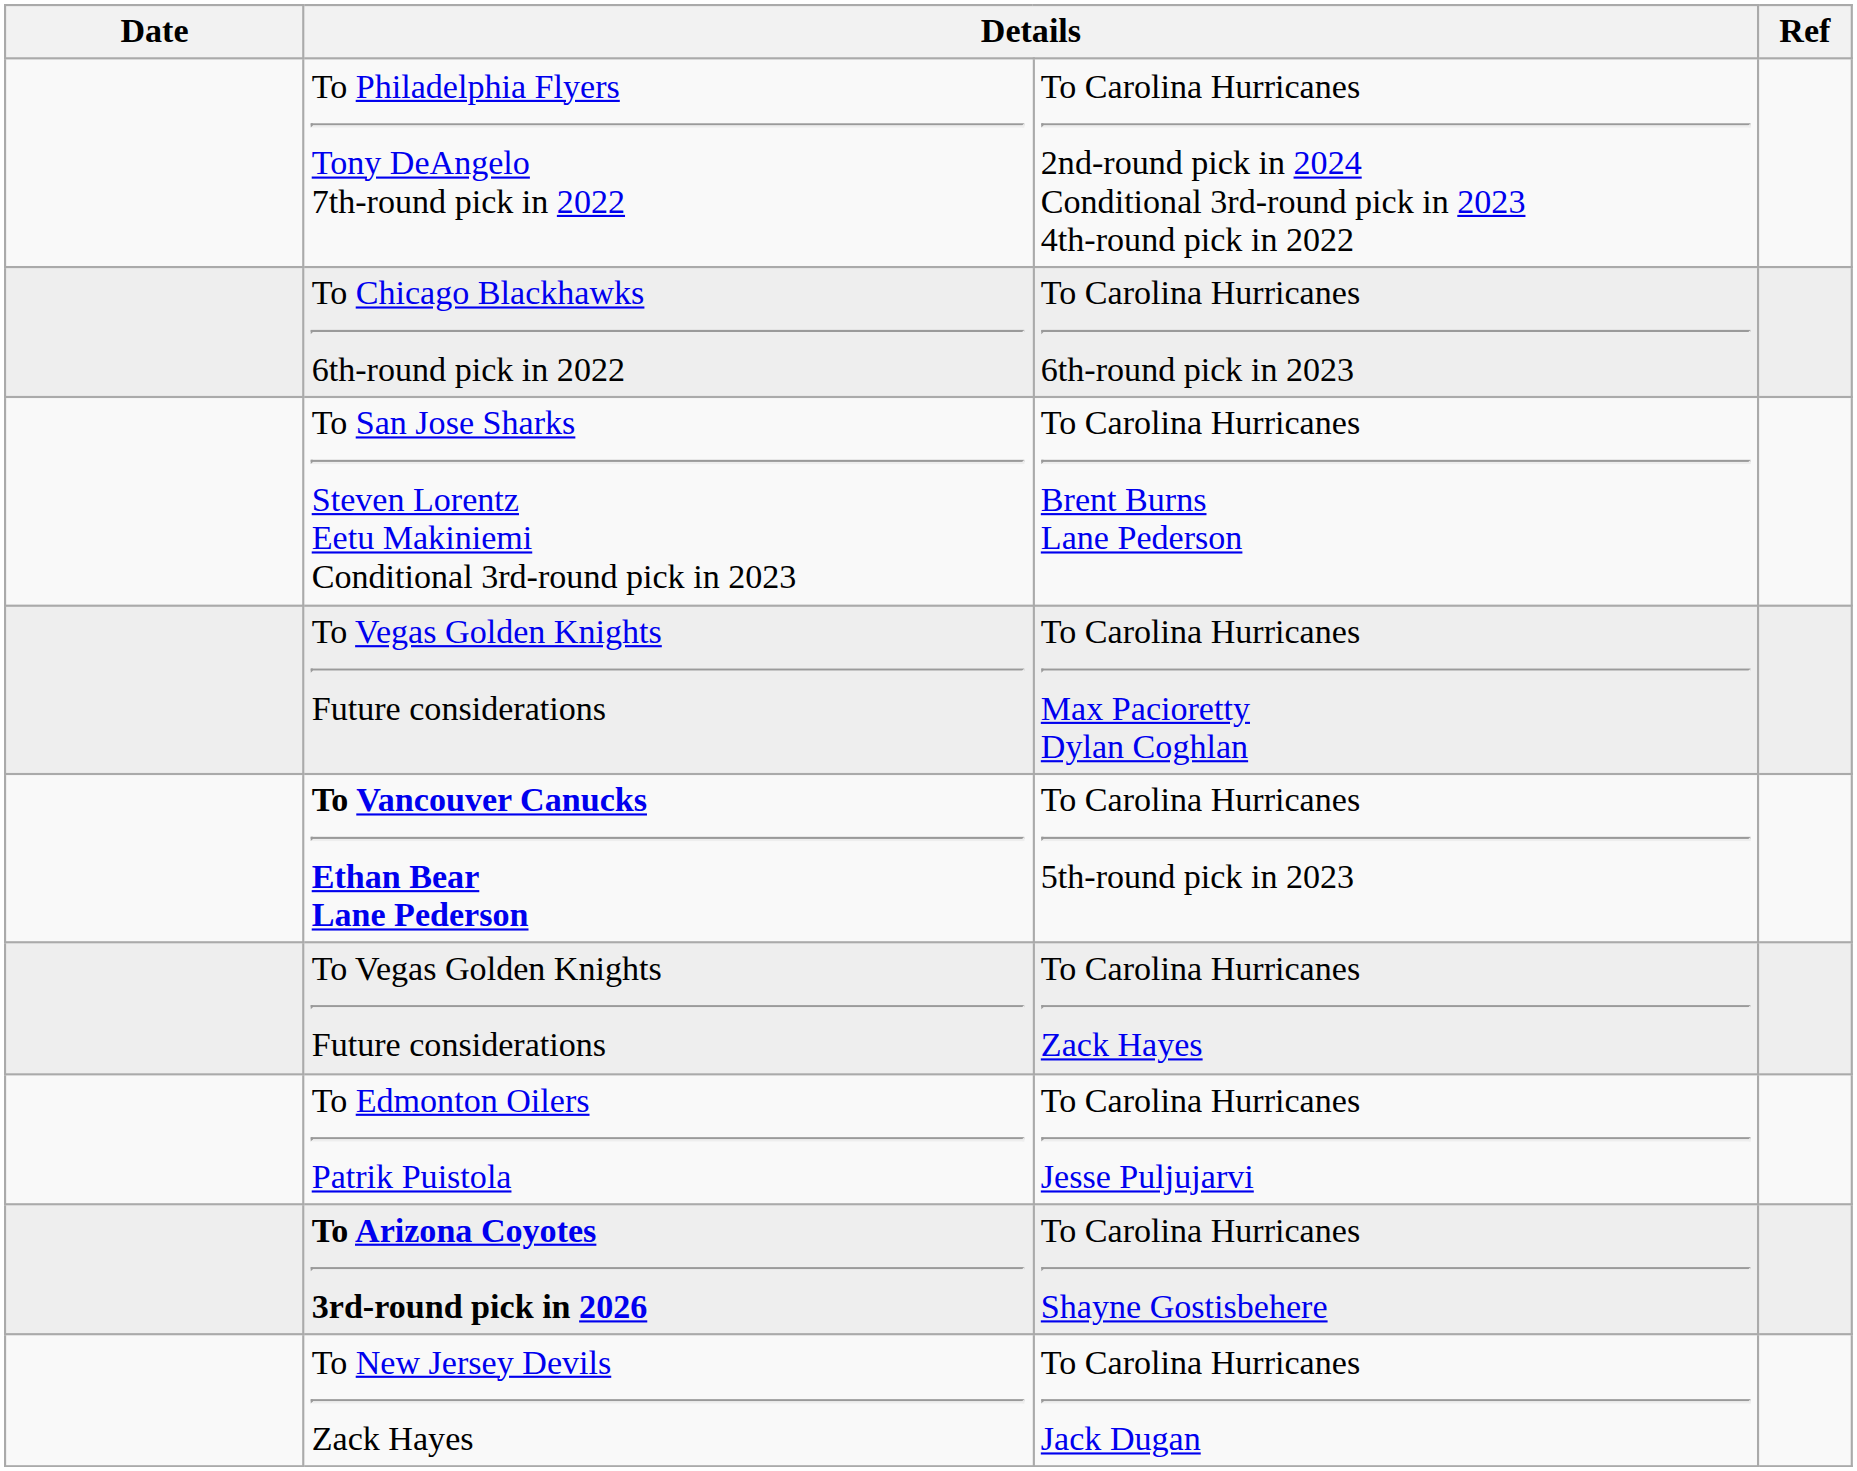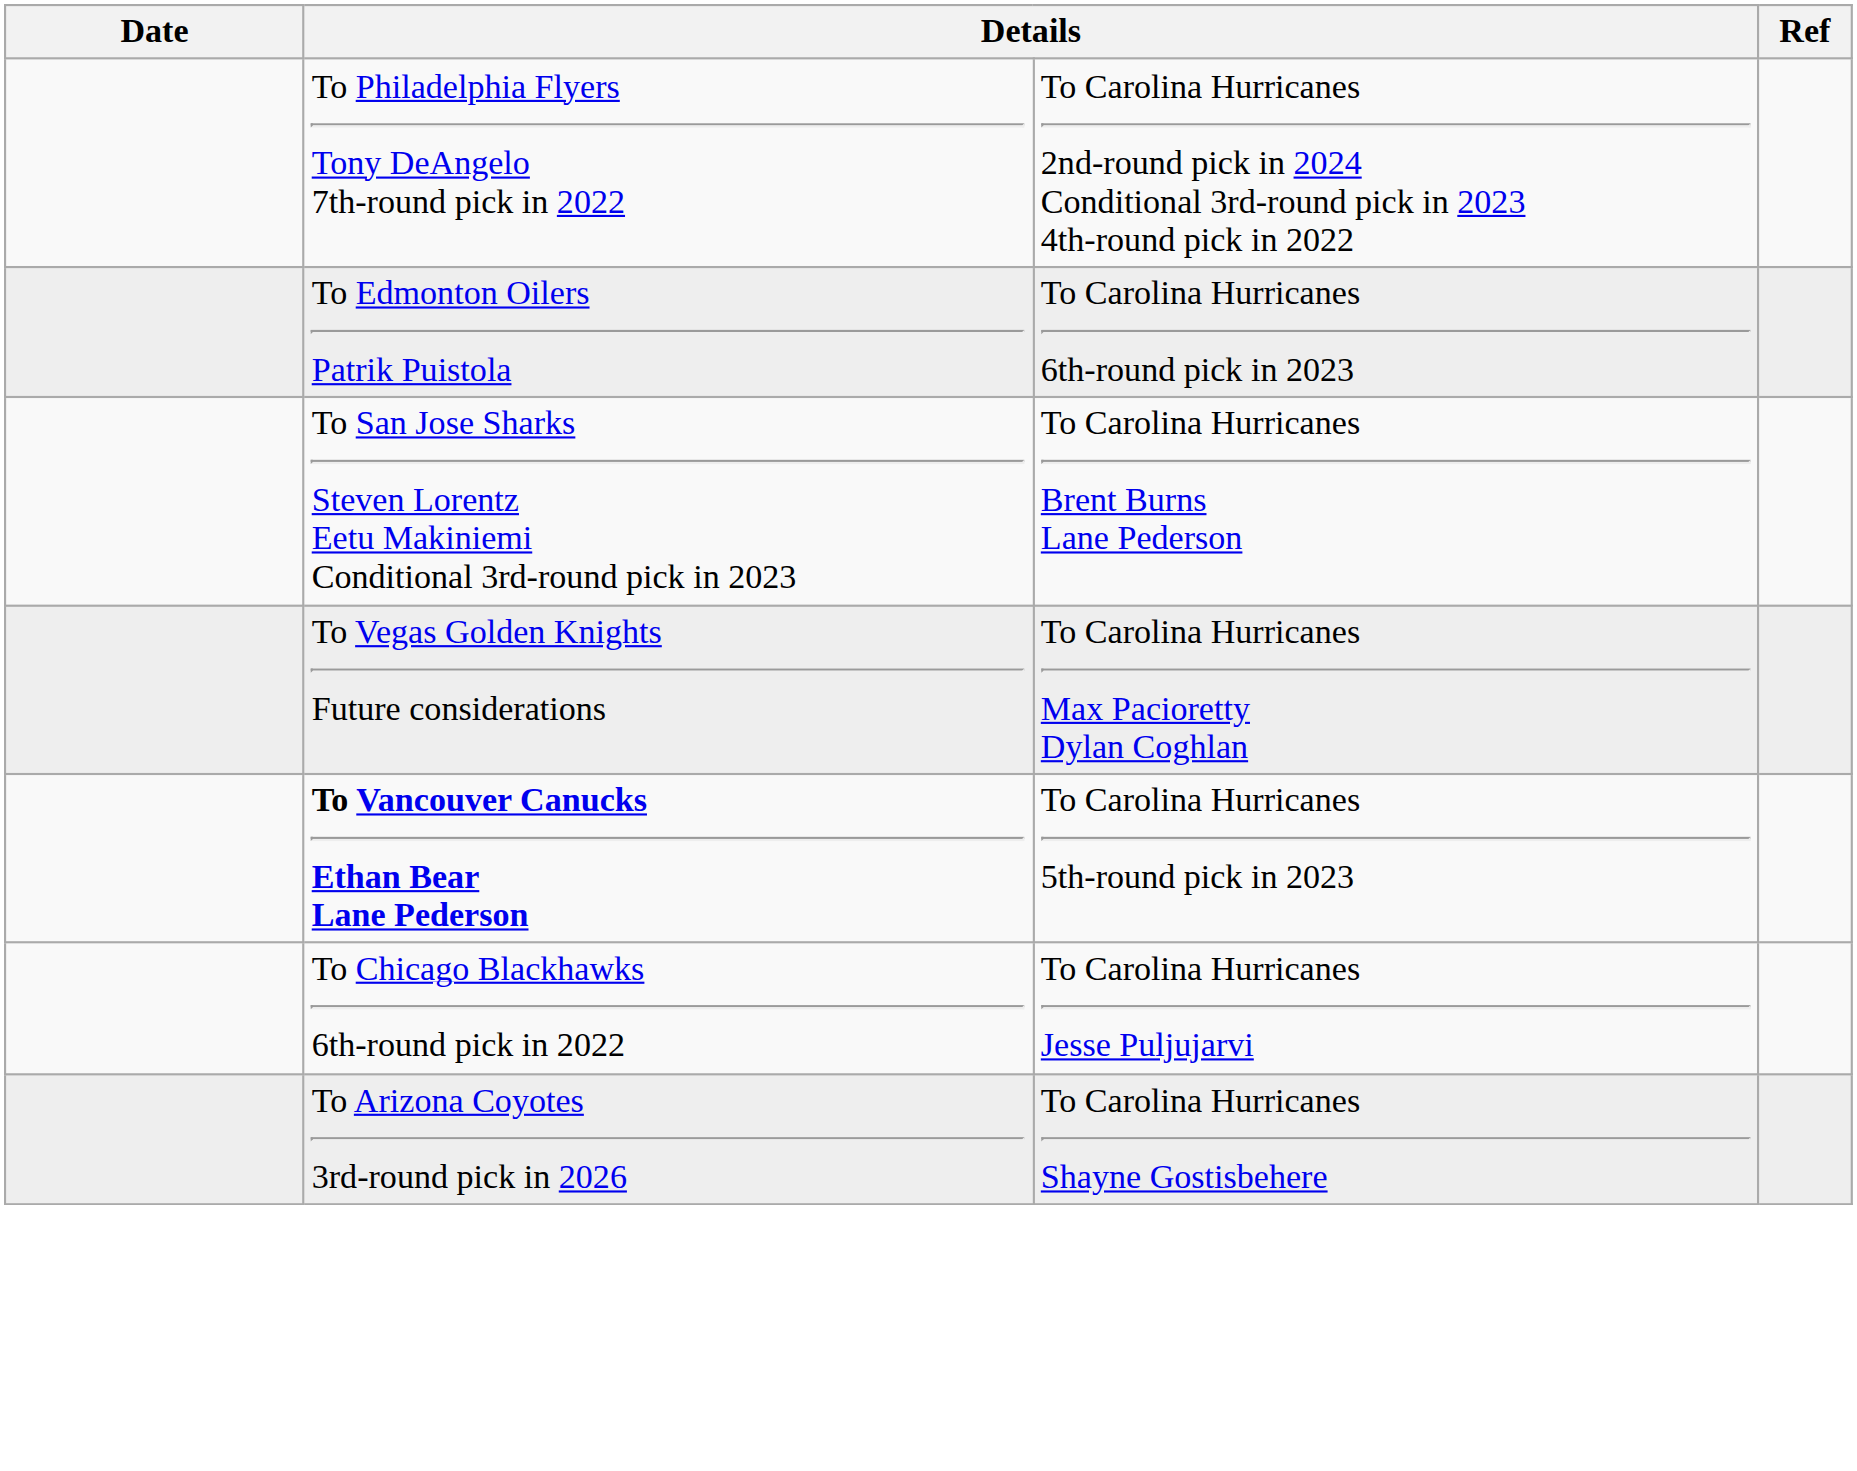(668, 331) To Chicago Blackhawks 6th-round pick in 2022 -> (668, 331) To Edmonton Oilers Patrik Puistola
- row: (1395, 1007)
(668, 1138) To Edmonton Oilers Patrik Puistola -> (668, 1007) To Chicago Blackhawks 6th-round pick in 2022
(668, 1269) bold -> (668, 1138) normal
- row: (1395, 1399)
